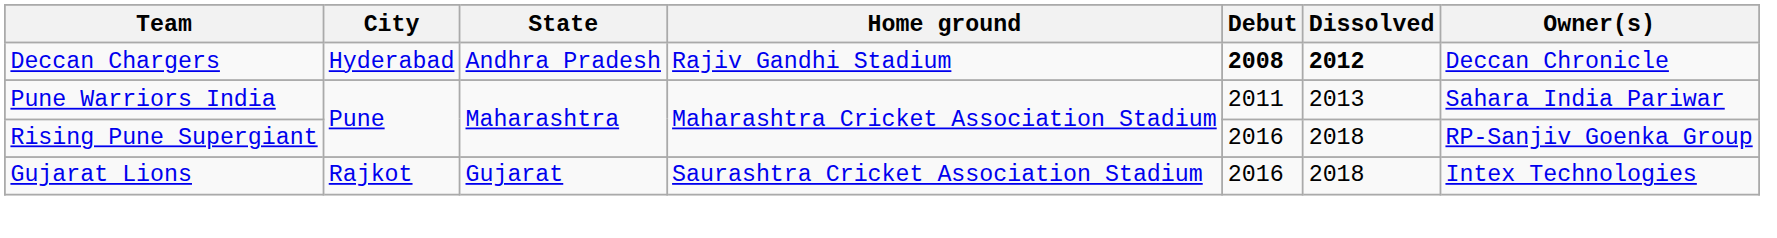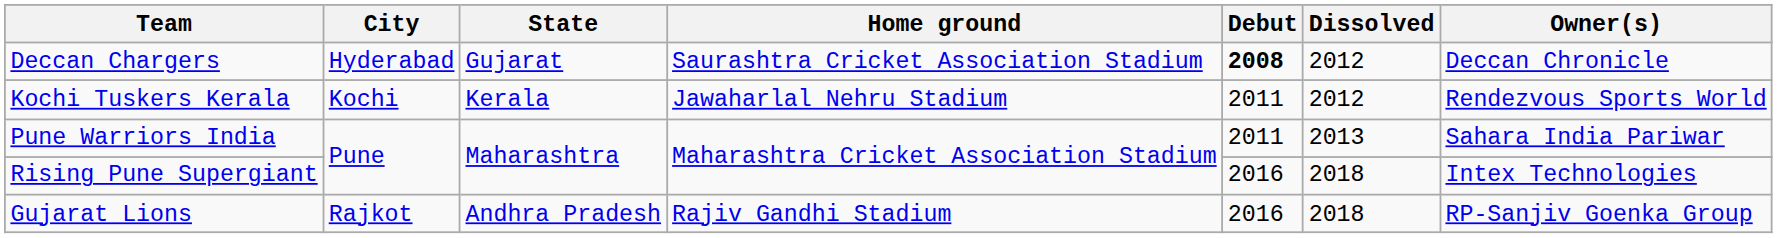(563, 62) Andhra Pradesh -> (514, 62) Gujarat
(812, 62) Rajiv Gandhi Stadium -> (937, 62) Saurashtra Cricket Association Stadium
(1337, 62) bold -> (1337, 62) normal
+ row: (150, 100)
(1599, 138) RP-Sanjiv Goenka Group -> (1571, 176) Intex Technologies
(514, 176) Gujarat -> (563, 213) Andhra Pradesh
(937, 176) Saurashtra Cricket Association Stadium -> (812, 213) Rajiv Gandhi Stadium
(1571, 176) Intex Technologies -> (1599, 213) RP-Sanjiv Goenka Group
